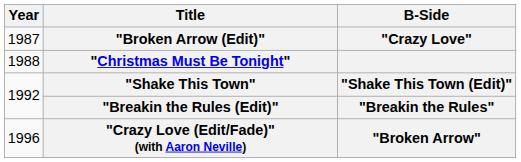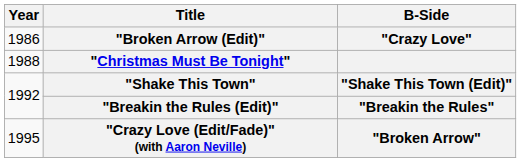(24, 38) 1987 -> (24, 38) 1986
(24, 138) 1996 -> (24, 138) 1995
